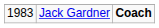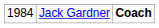(20, 13) 1983 -> (20, 13) 1984
